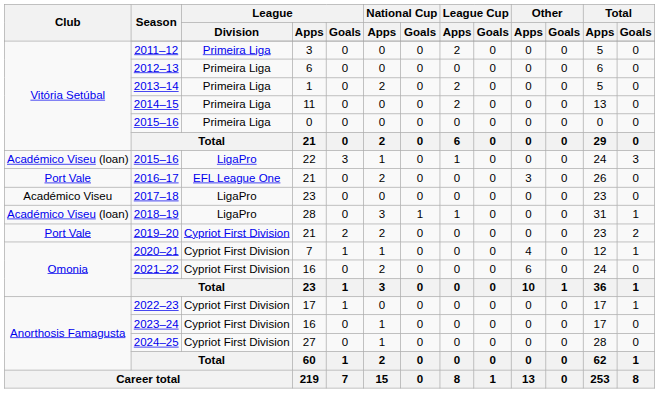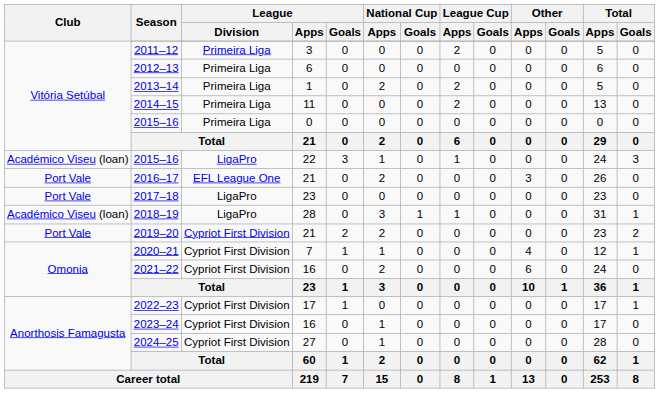(68, 196) Académico Viseu -> (68, 196) Port Vale
